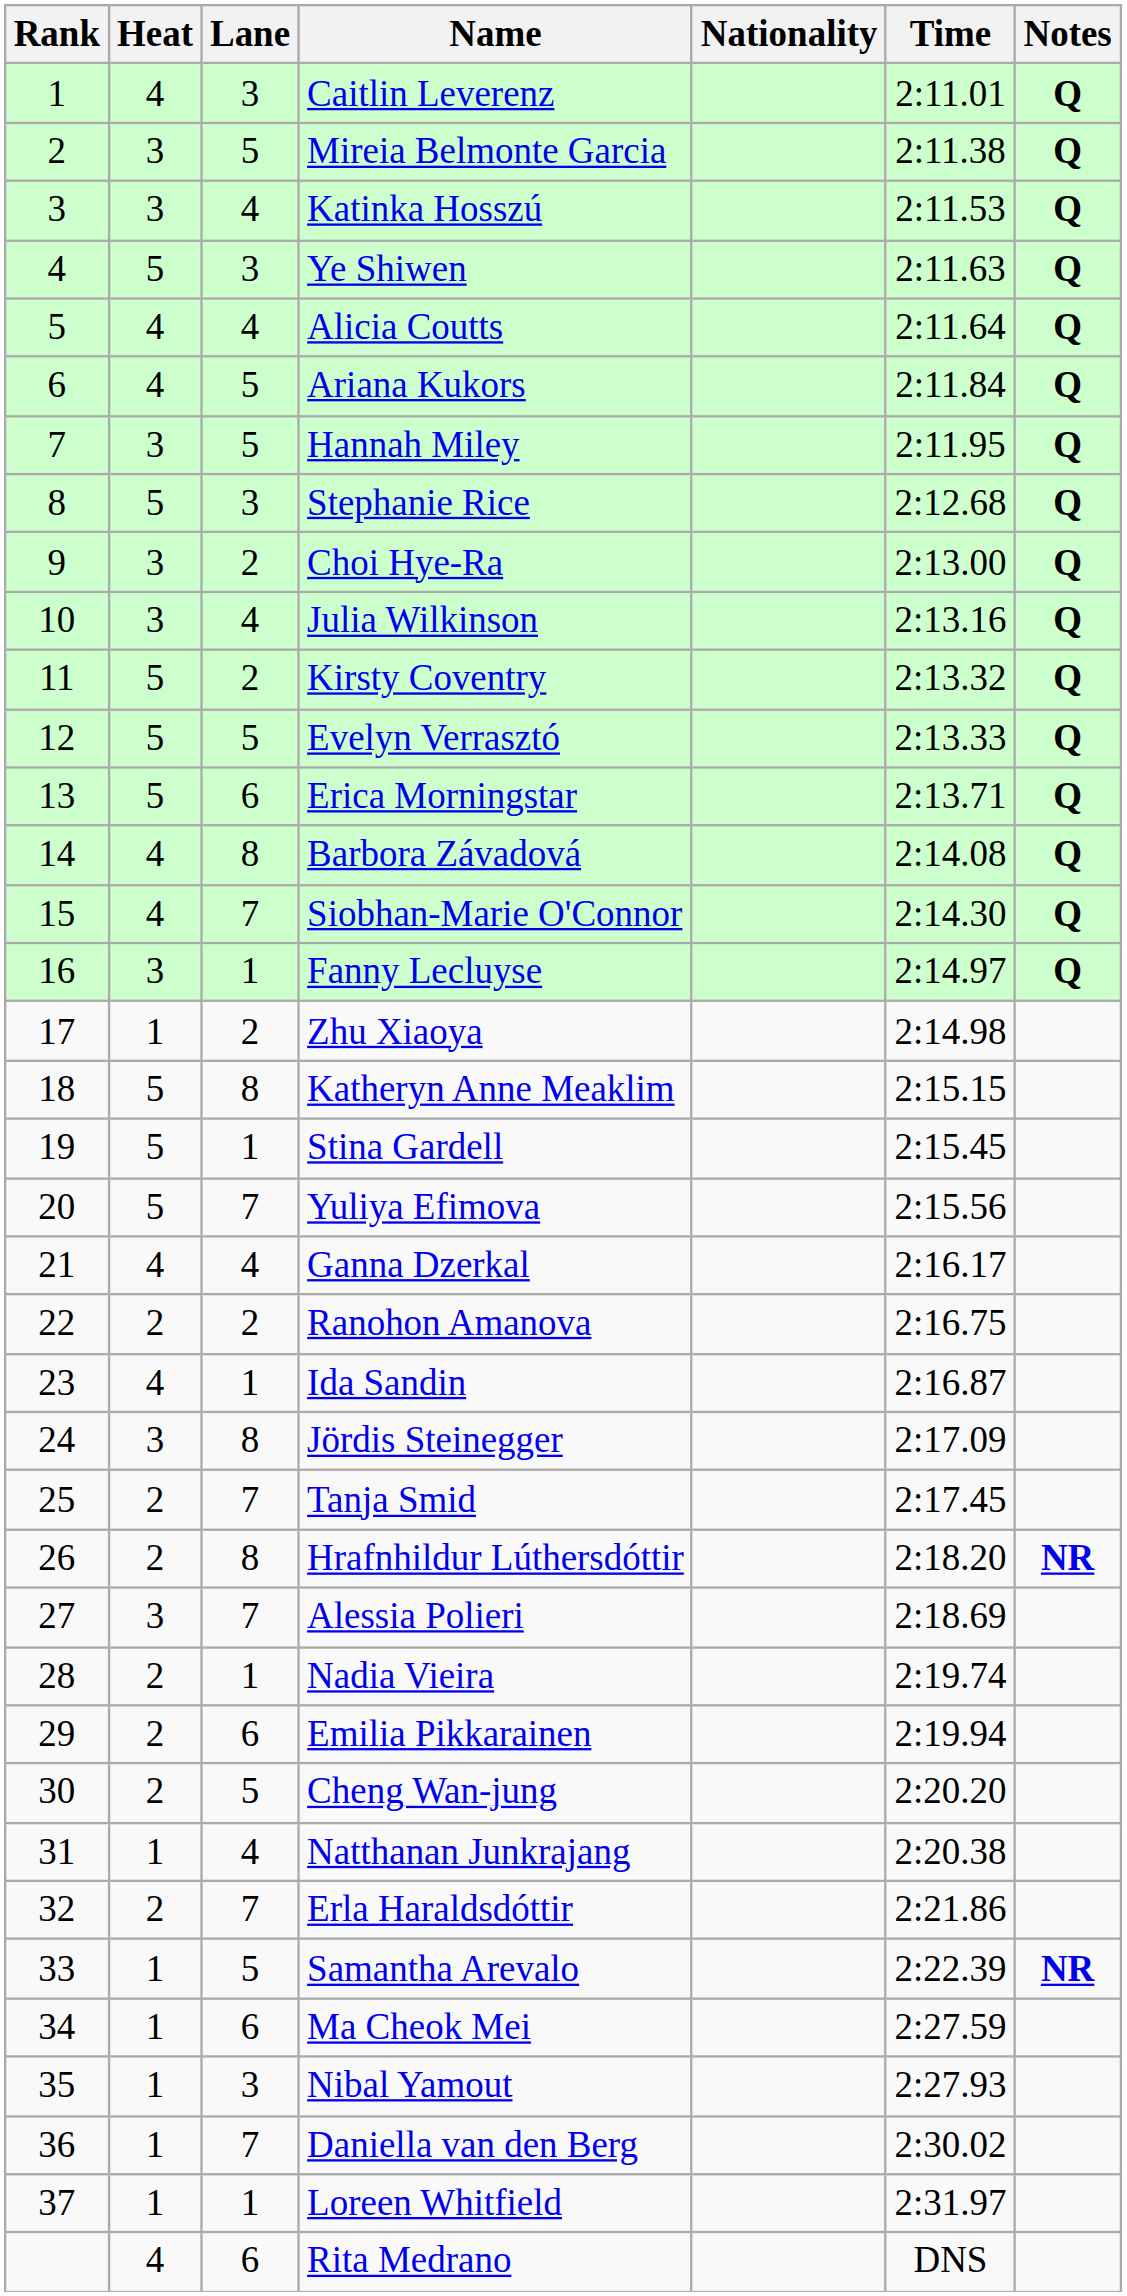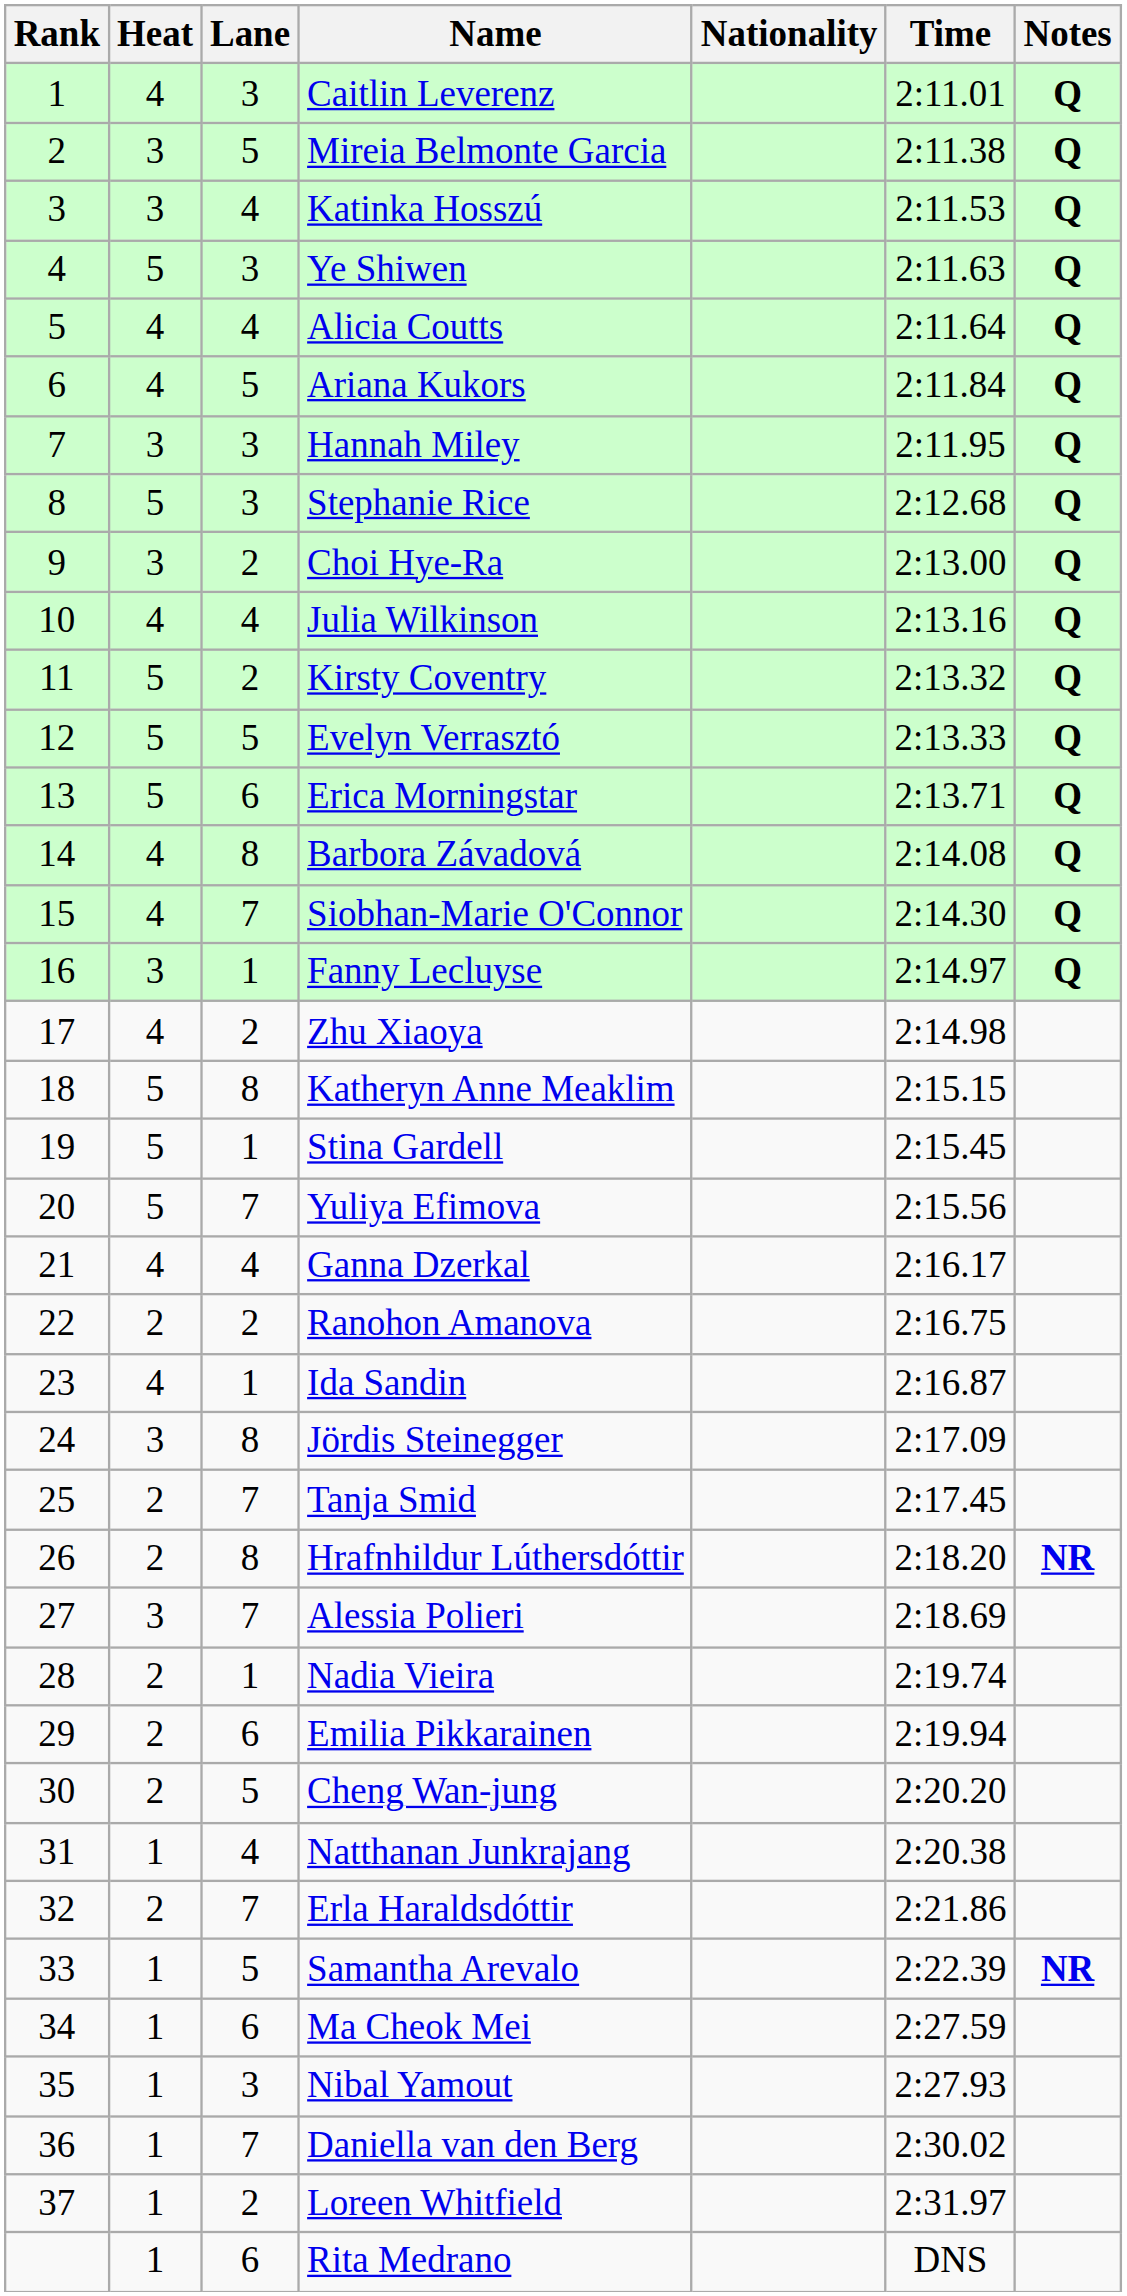(250, 444) 5 -> (250, 444) 3
(155, 619) 3 -> (155, 619) 4
(155, 1030) 1 -> (155, 1030) 4
(250, 2202) 1 -> (250, 2202) 2
(155, 2261) 4 -> (155, 2261) 1
